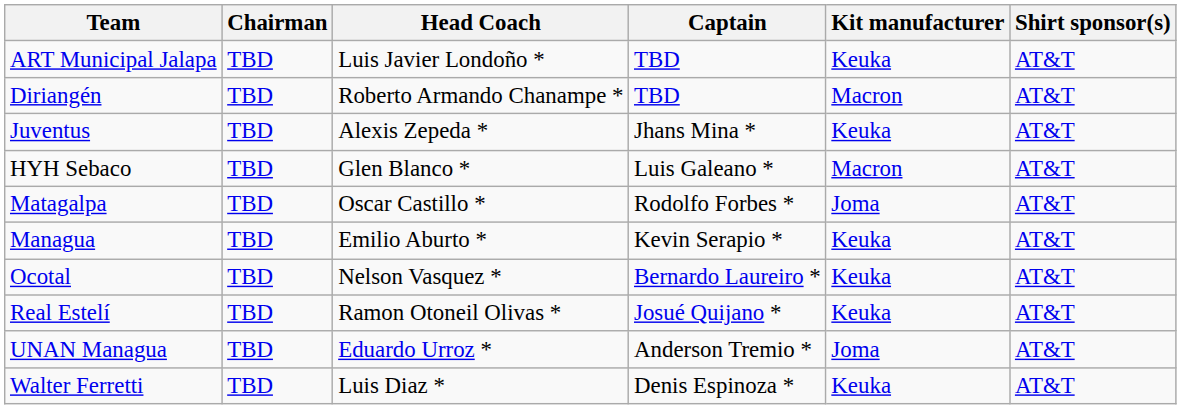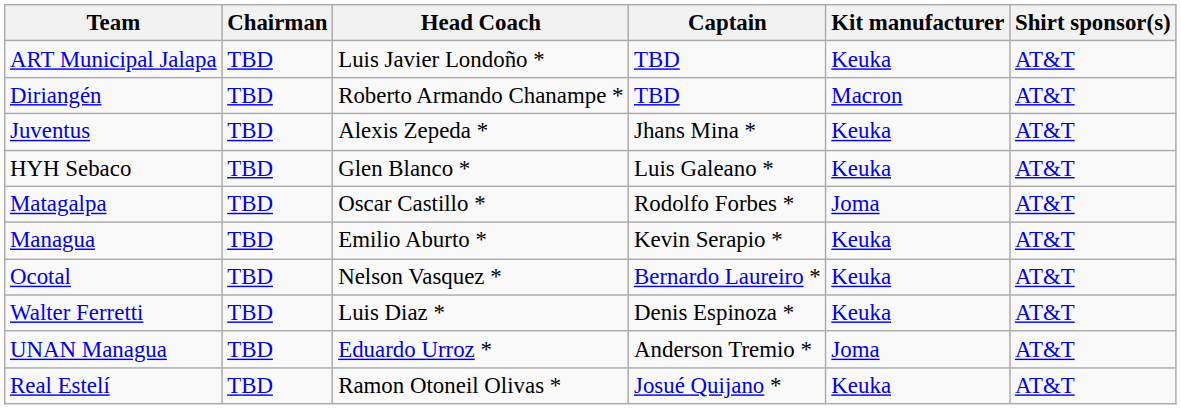(867, 167) Macron -> (861, 167) Keuka
rows swapped: (60, 312) <-> (77, 385)
